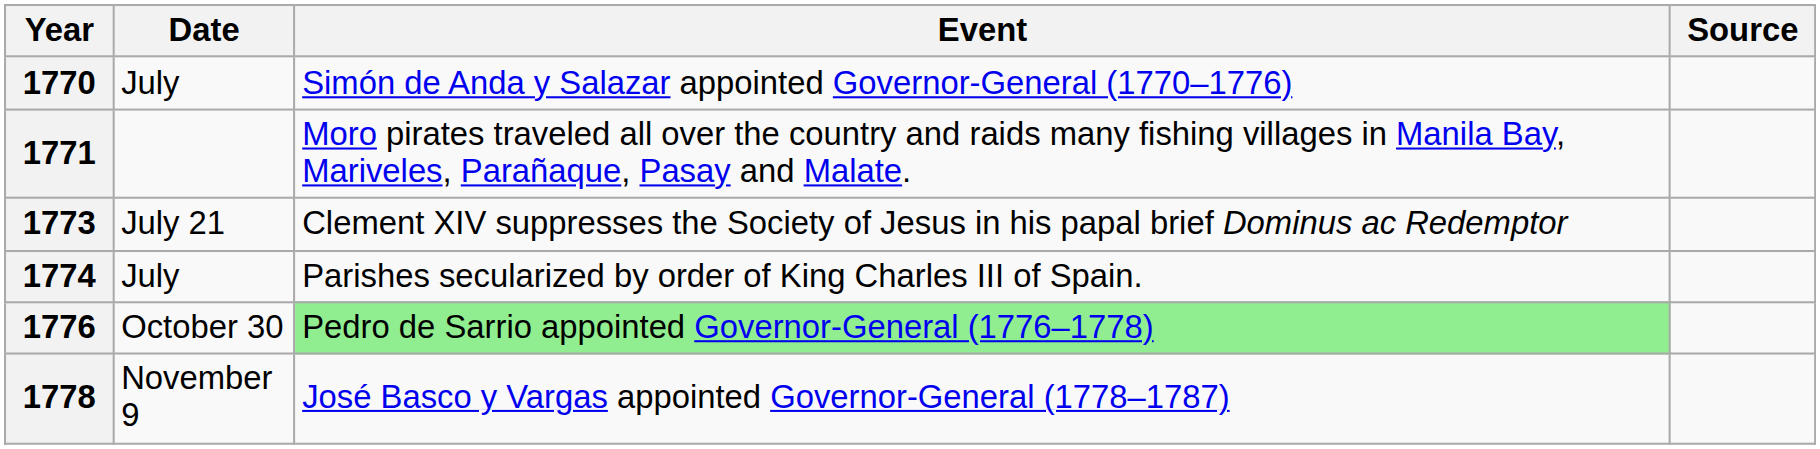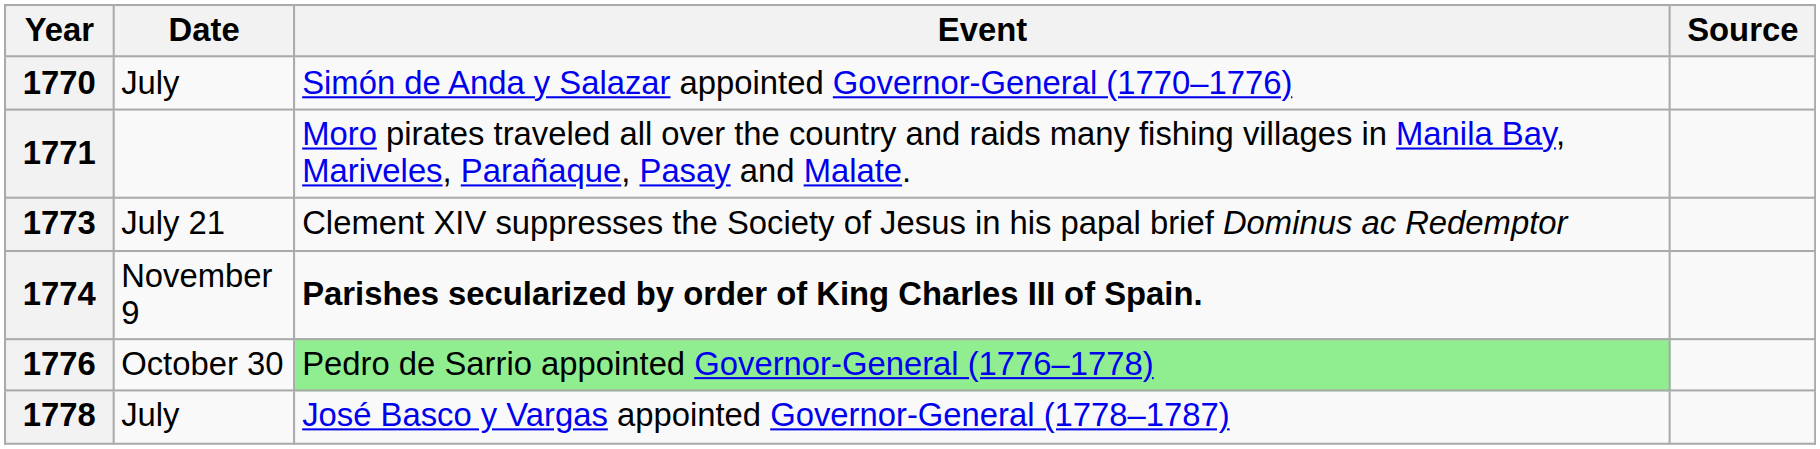(150, 275) July -> (197, 293) November 9
(722, 275) normal -> (752, 293) bold
(197, 397) November 9 -> (150, 416) July
